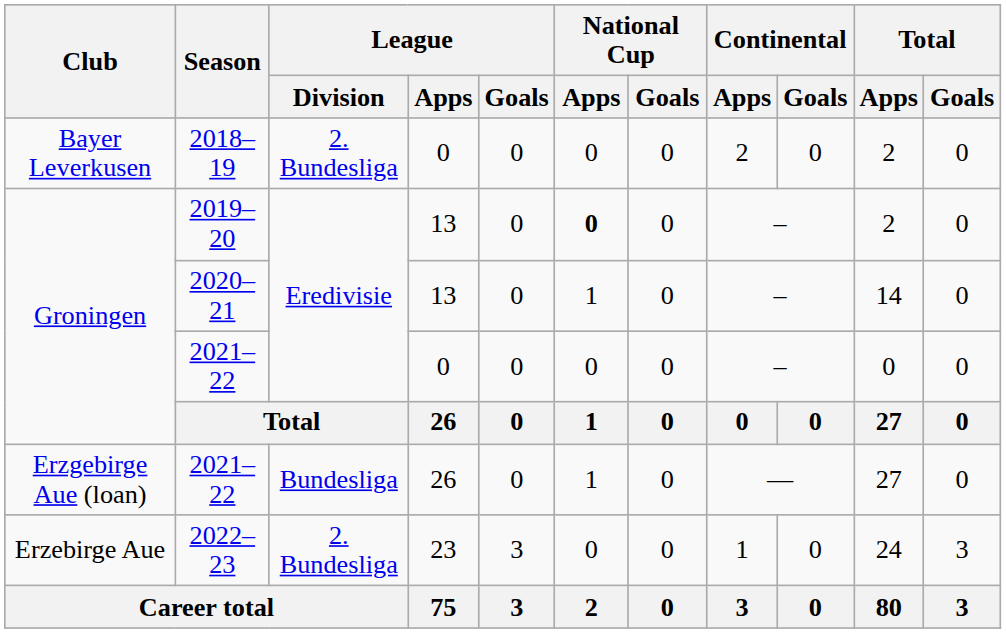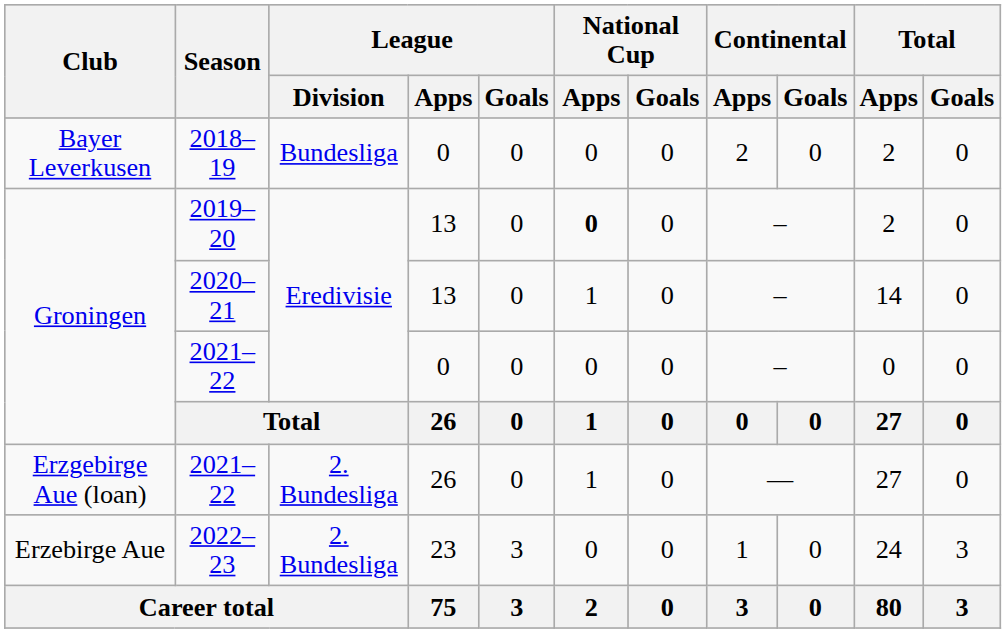(339, 152) 2. Bundesliga -> (339, 152) Bundesliga
(339, 478) Bundesliga -> (339, 478) 2. Bundesliga
